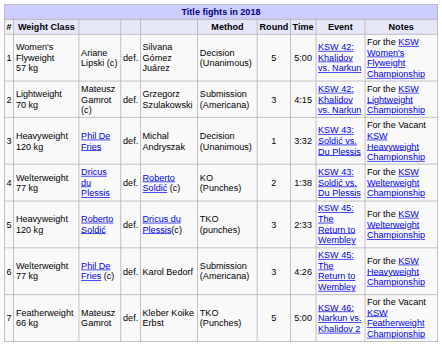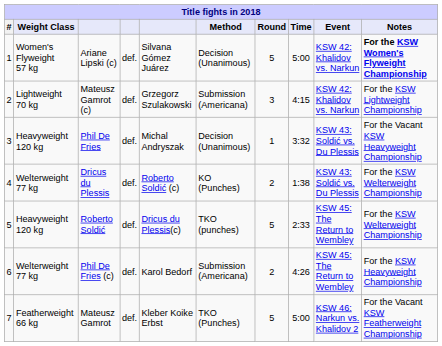(396, 58) normal -> (395, 58) bold
(274, 224) 3 -> (272, 224) 5
(274, 271) 3 -> (272, 271) 2
